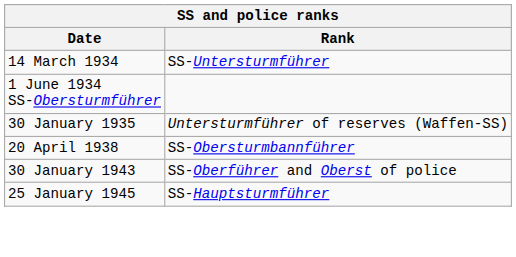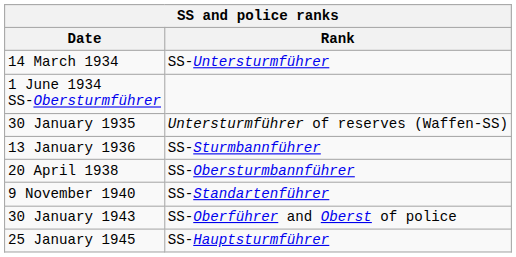+ row: (72, 148)
+ row: (72, 194)
